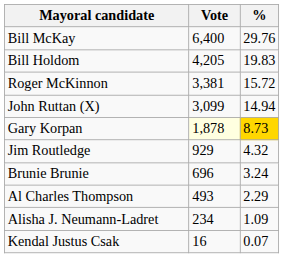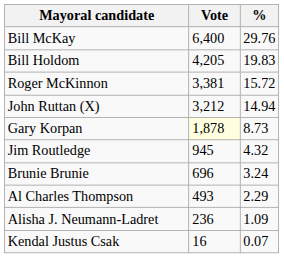(208, 106) 3,099 -> (208, 106) 3,212
(256, 128) gold background -> (256, 128) no background
(203, 151) 929 -> (203, 151) 945
(203, 219) 234 -> (203, 219) 236
